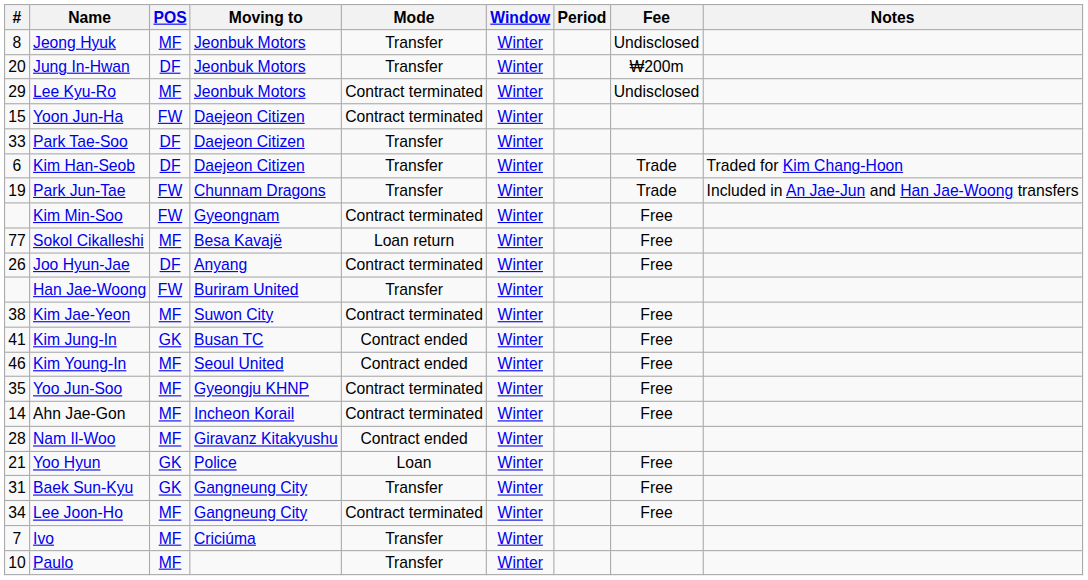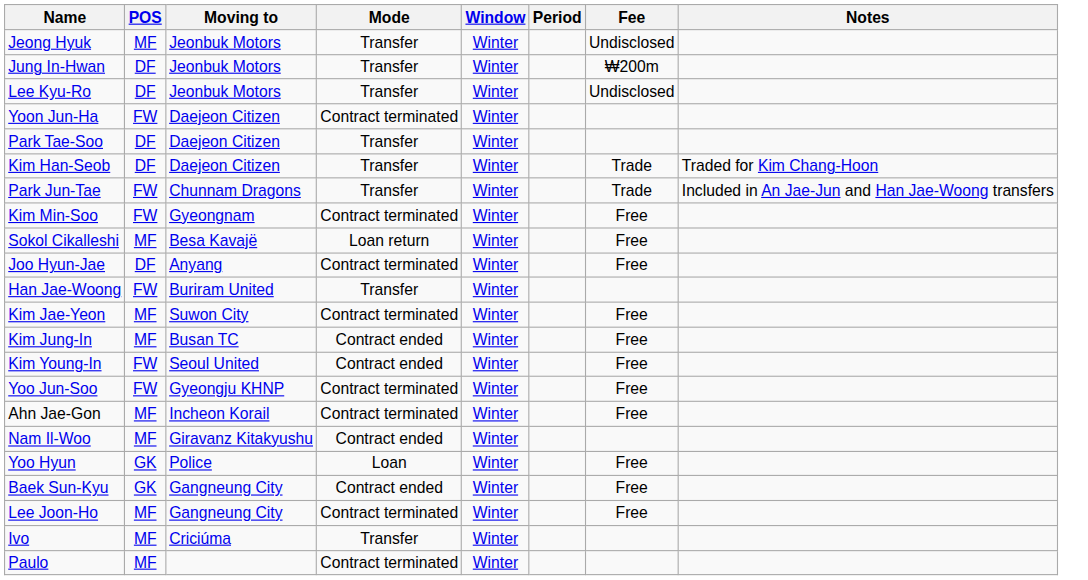- column: (17, 17)
(170, 92) MF -> (145, 92) DF
(414, 92) Contract terminated -> (389, 92) Transfer
(170, 340) GK -> (145, 340) MF
(170, 364) MF -> (145, 364) FW
(170, 389) MF -> (145, 389) FW
(414, 488) Transfer -> (389, 488) Contract ended
(414, 563) Transfer -> (389, 563) Contract terminated
